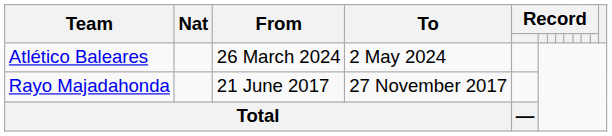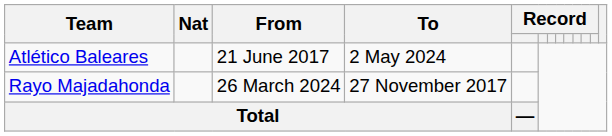(279, 57) 26 March 2024 -> (273, 57) 21 June 2017
(273, 86) 21 June 2017 -> (279, 86) 26 March 2024
